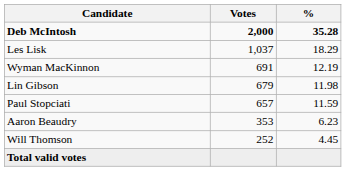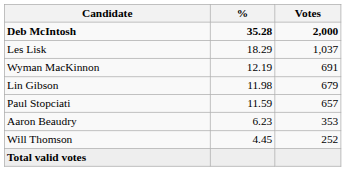columns swapped: (243, 13) <-> (308, 13)
